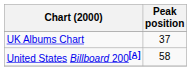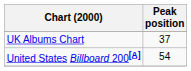(165, 57) 58 -> (165, 57) 54
